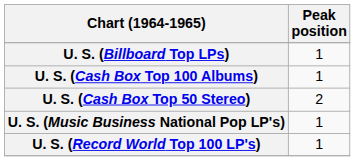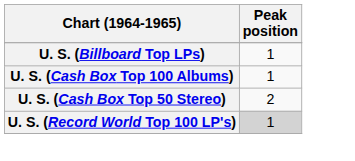- row: (146, 122)
(319, 144) no background -> (270, 122) lightgrey background
